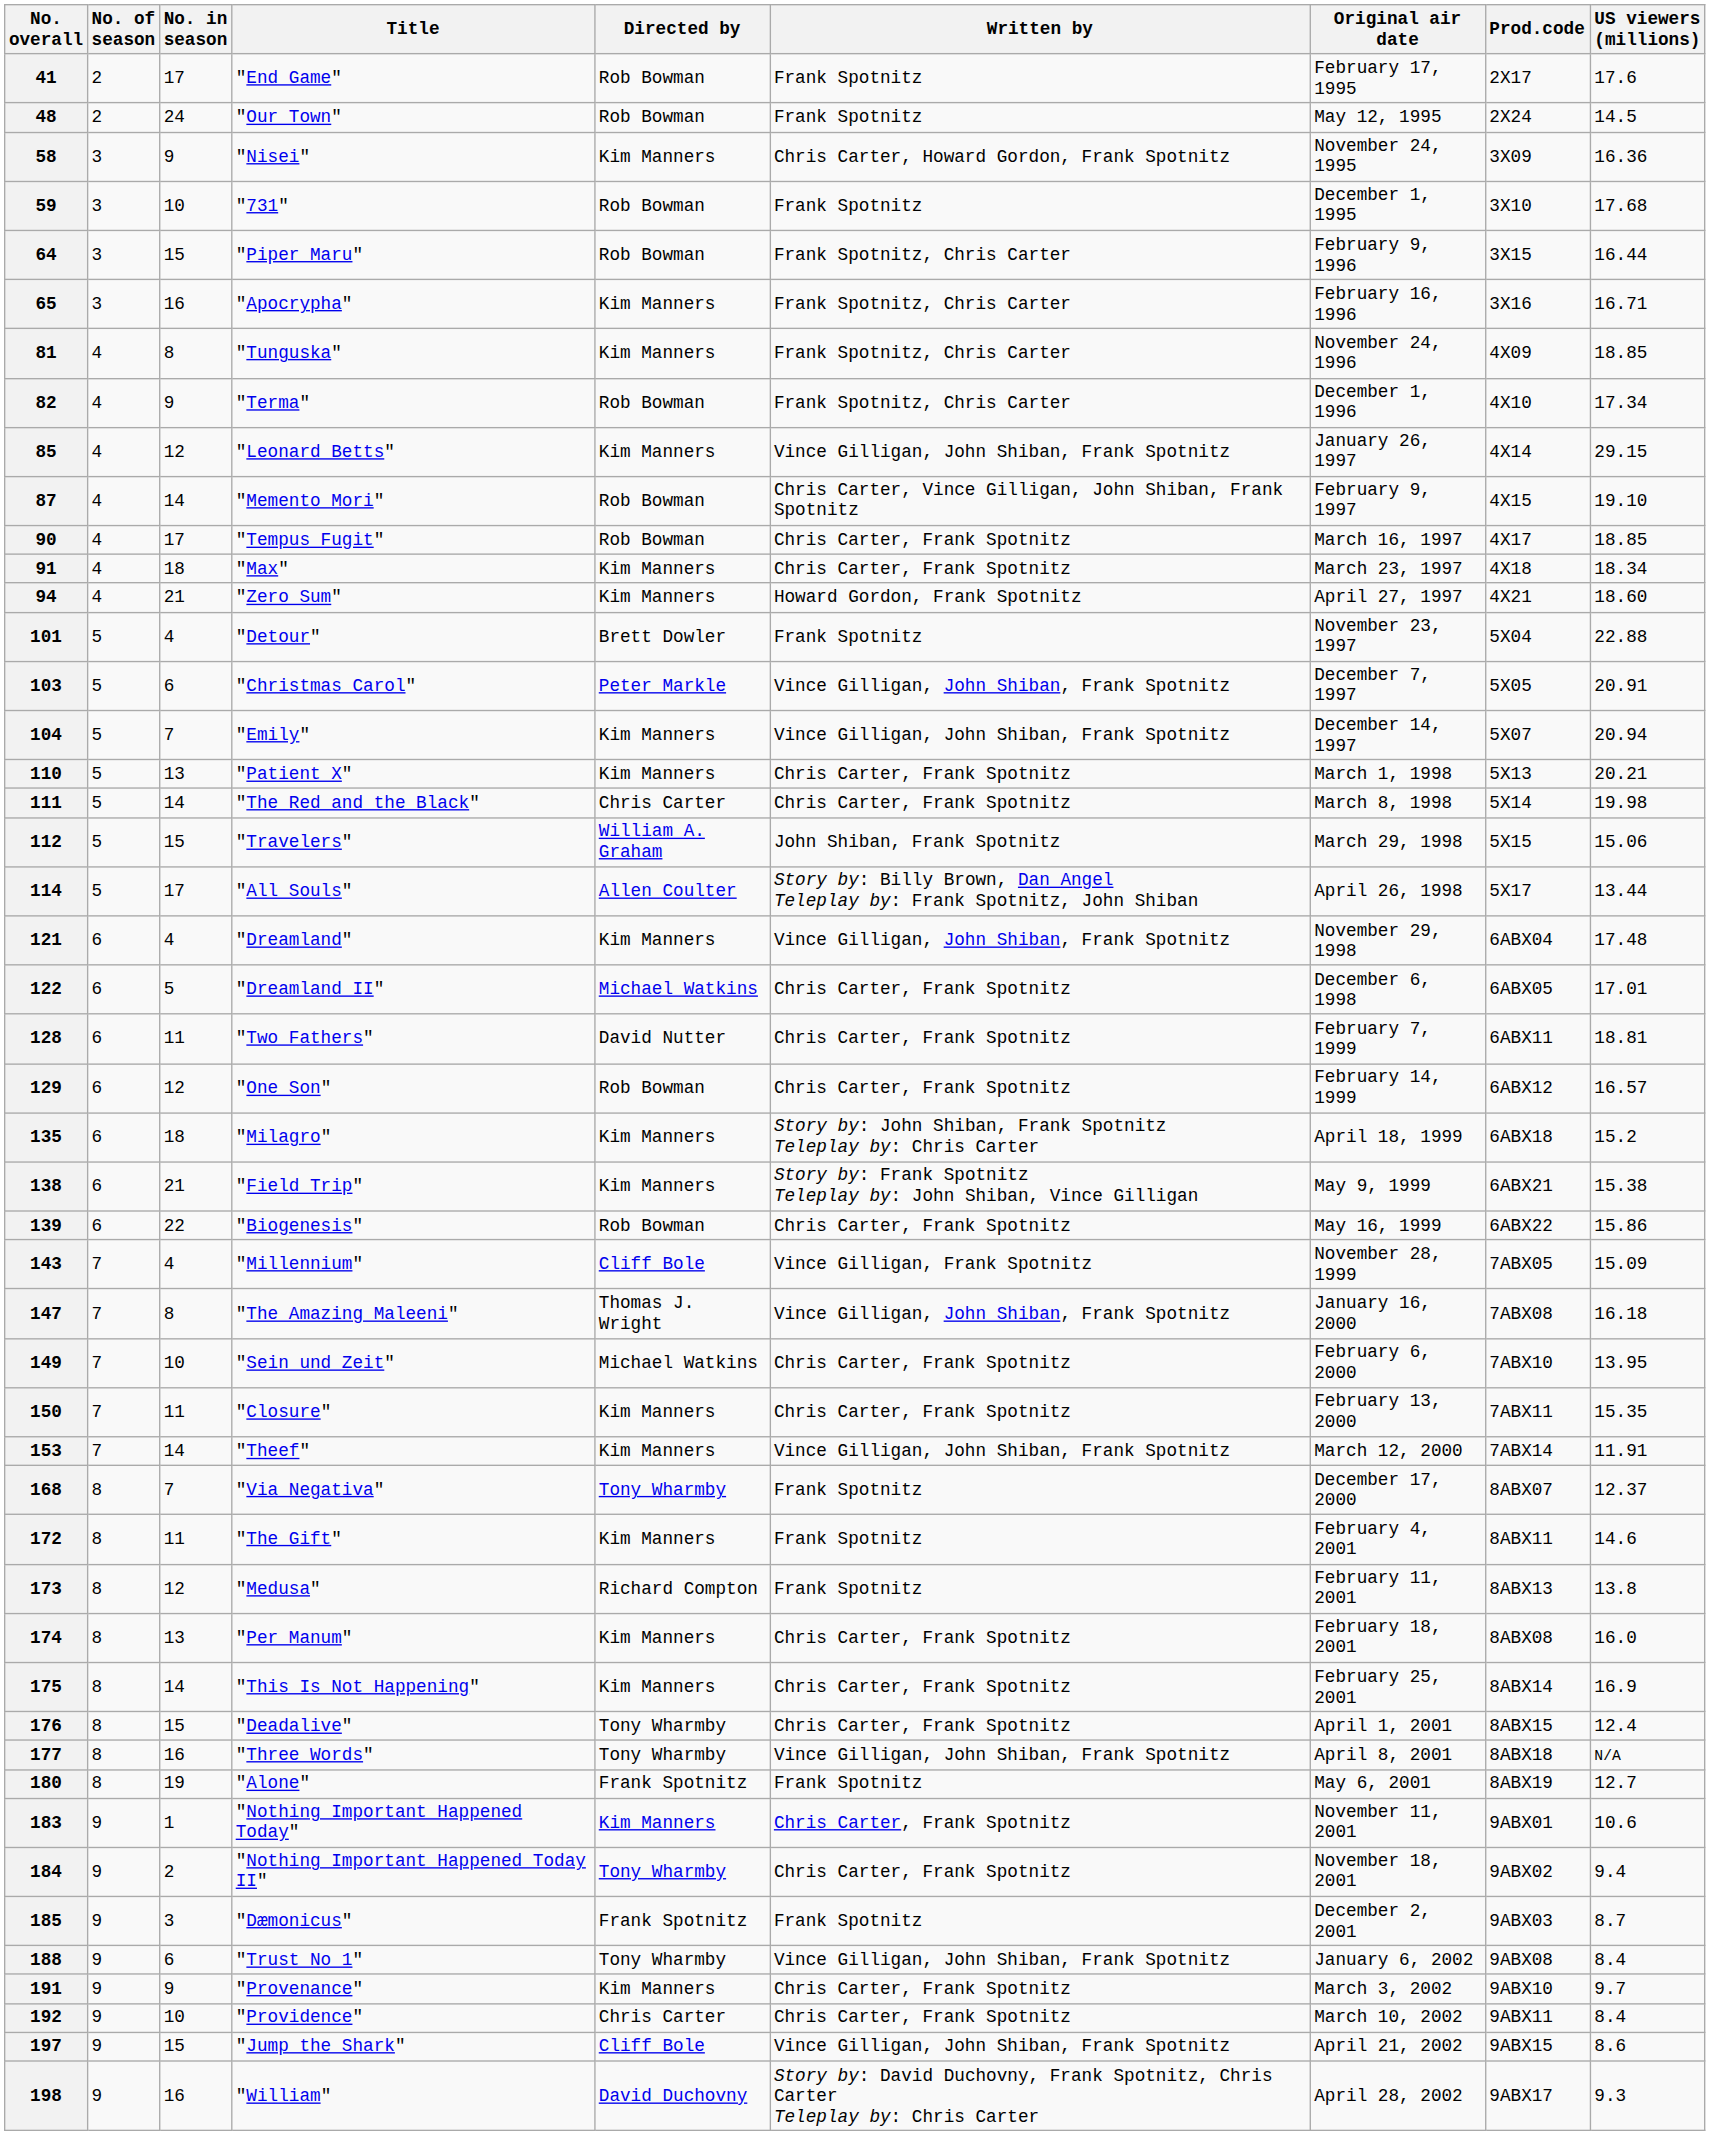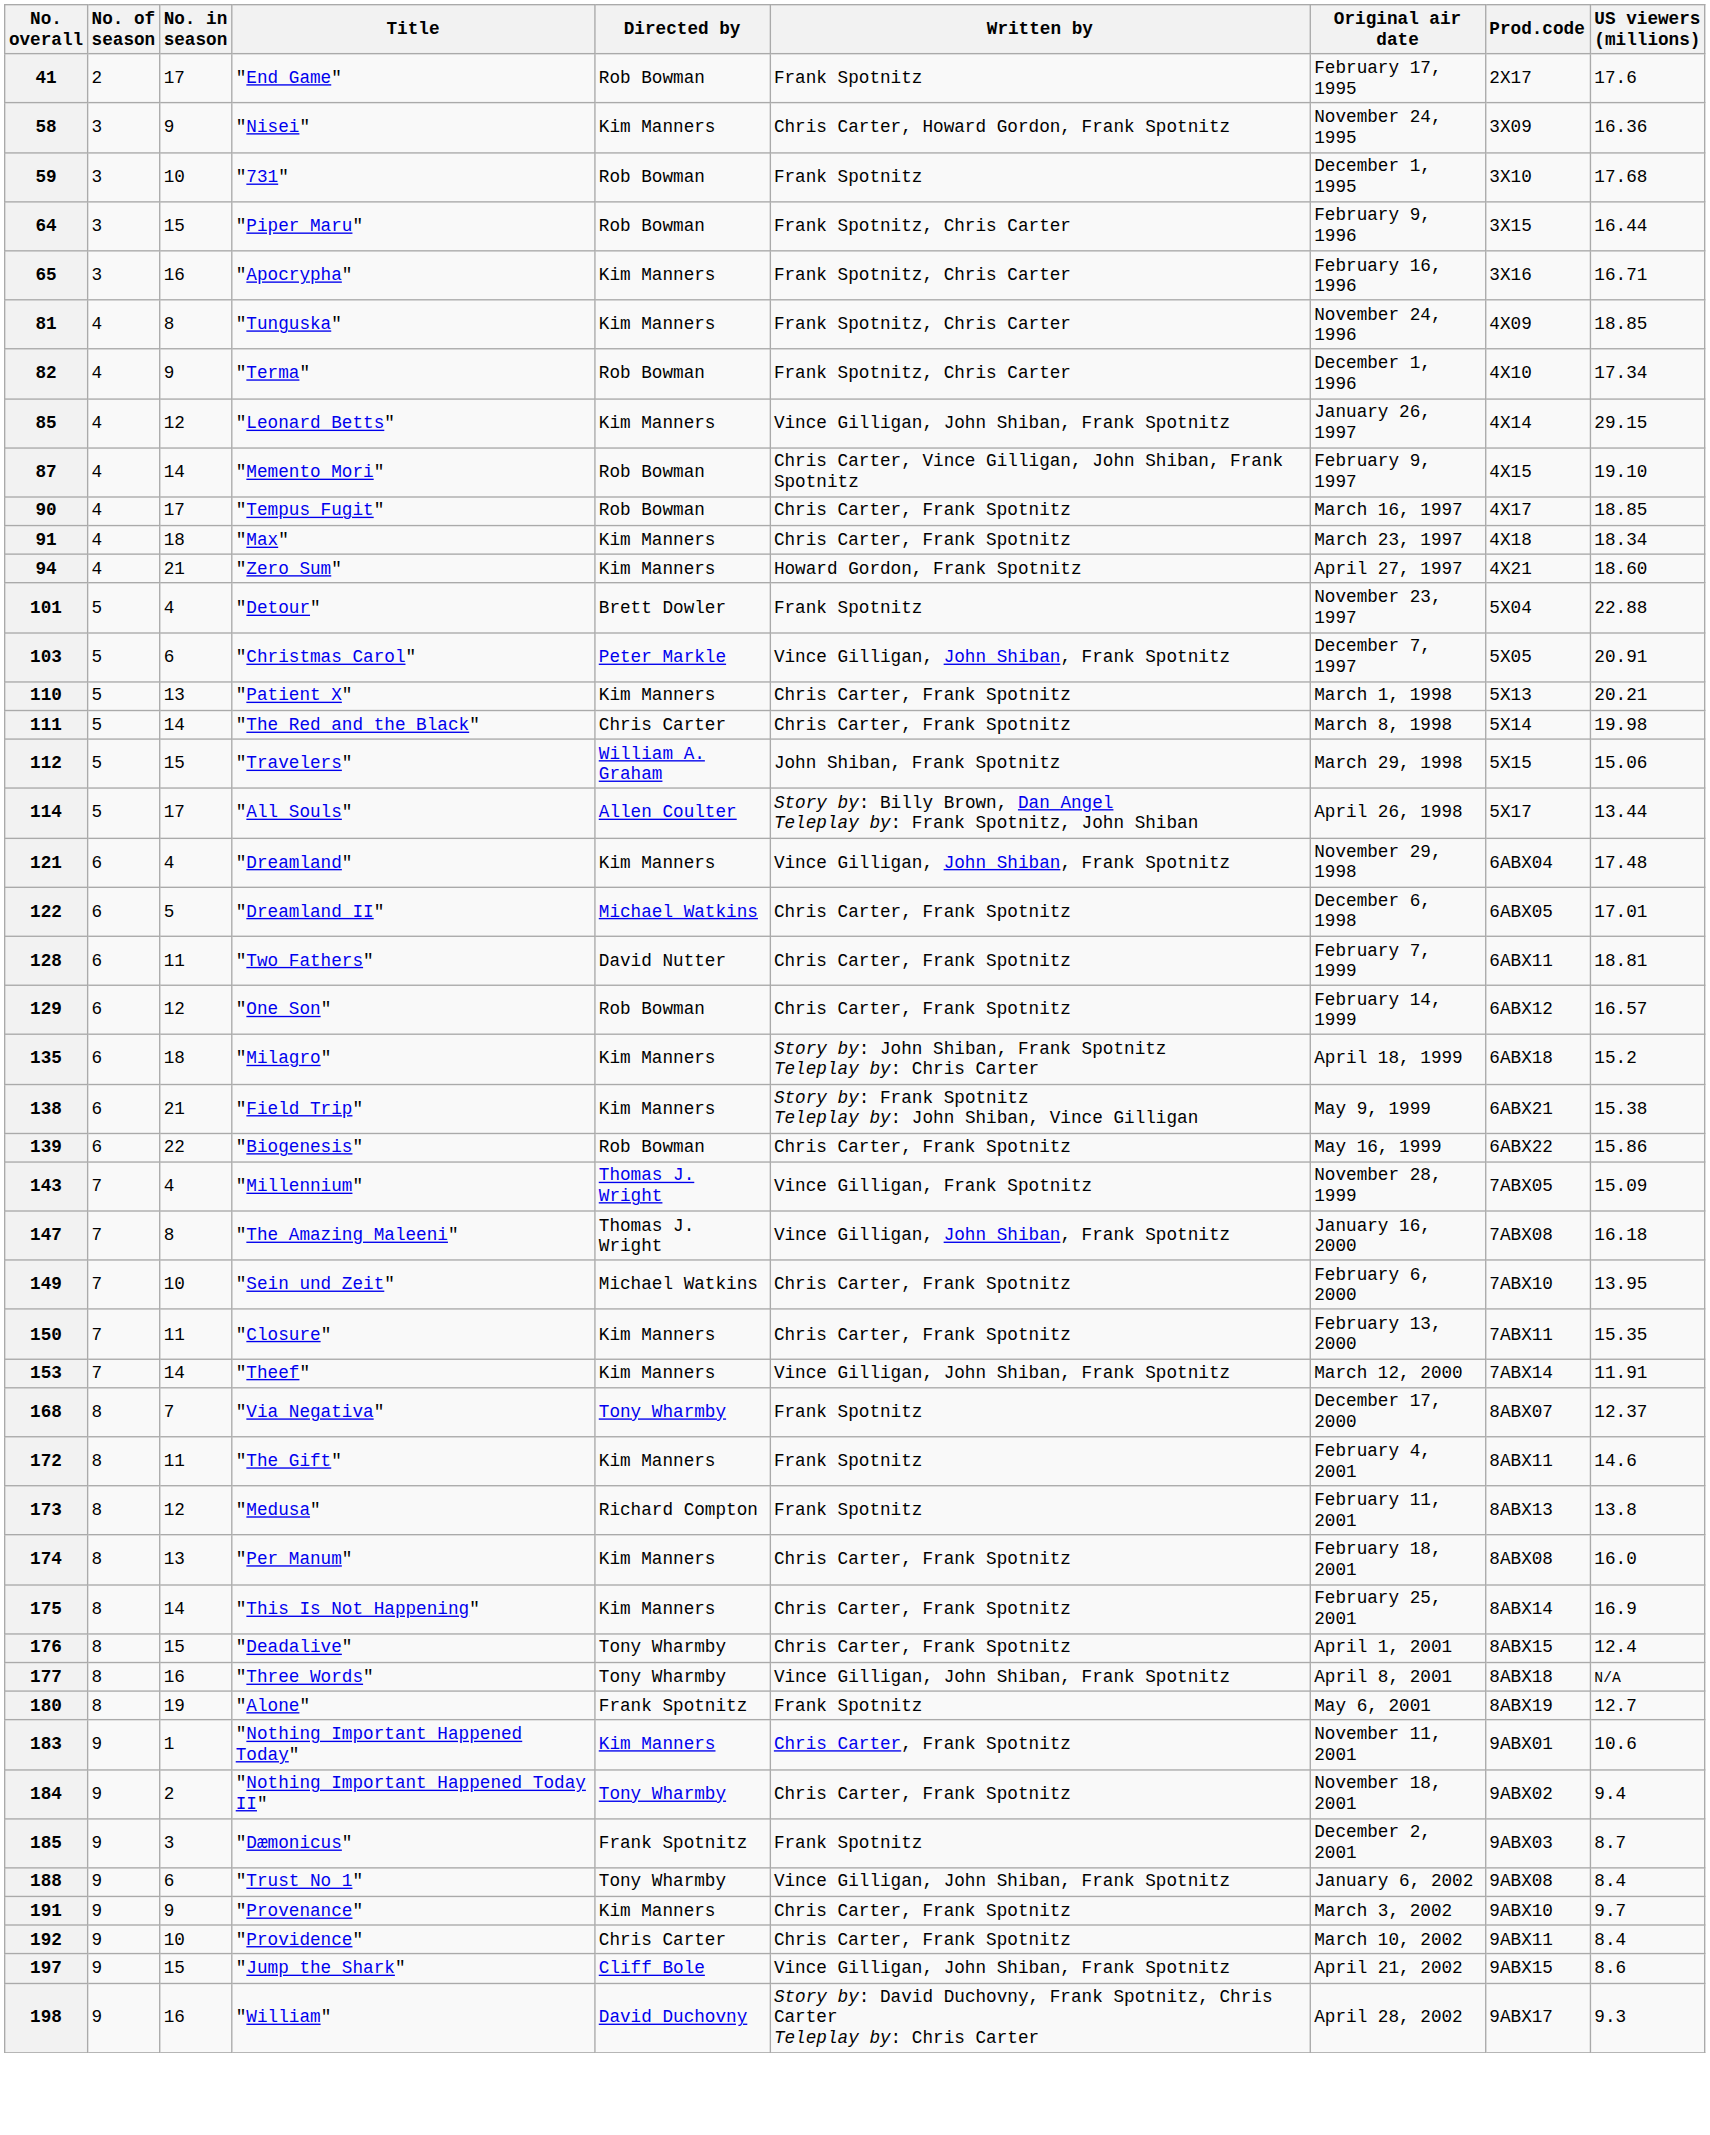- row: (46, 118)
- row: (46, 735)
(652, 1265) Cliff Bole -> (647, 1186) Thomas J. Wright
